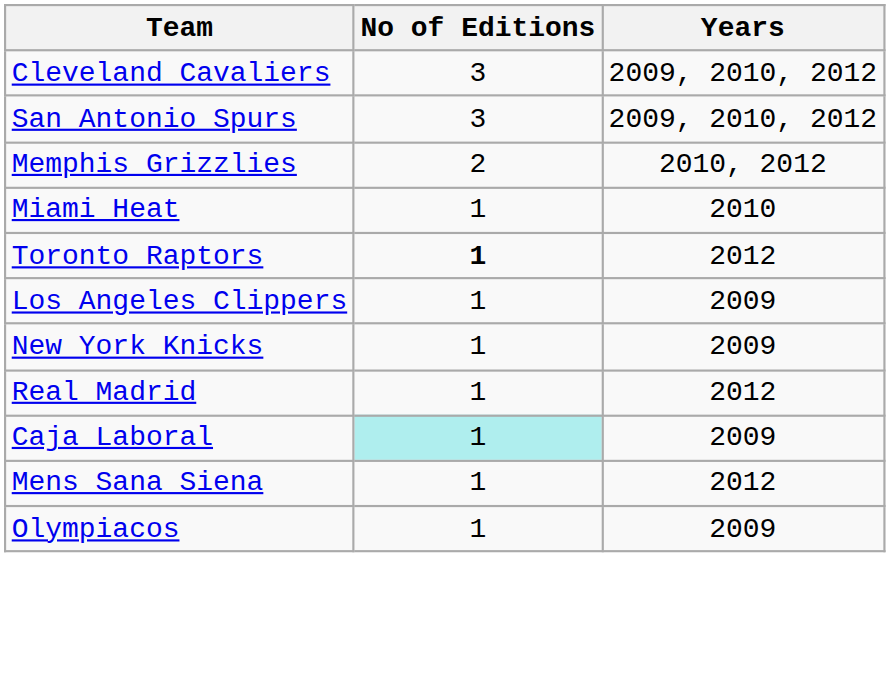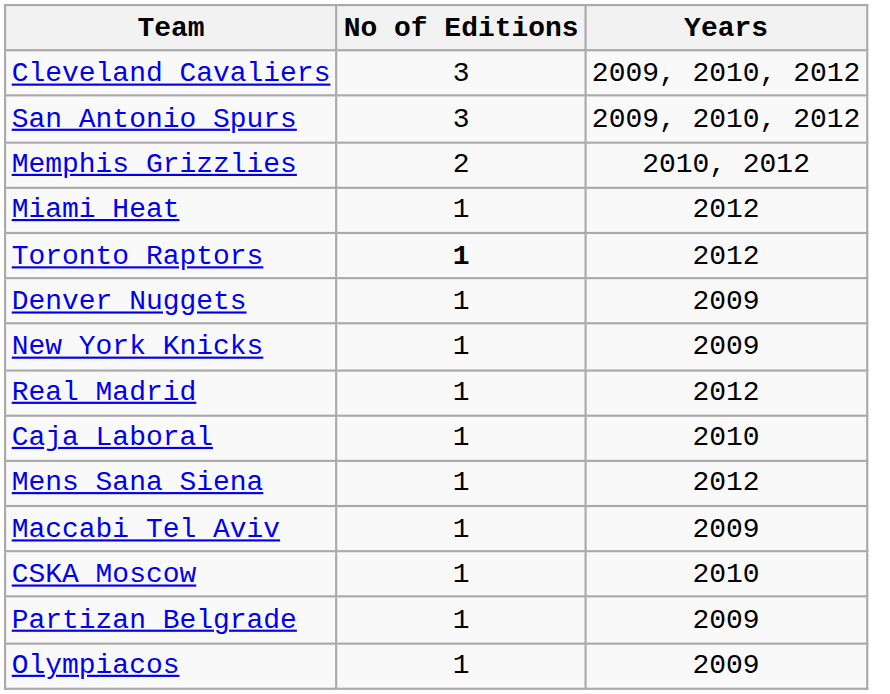(743, 210) 2010 -> (726, 210) 2012
+ row: (129, 301)
- row: (179, 301)
(478, 438) paleturquoise background -> (461, 438) no background
(743, 438) 2009 -> (726, 438) 2010
+ row: (146, 529)
+ row: (104, 574)
+ row: (154, 620)
